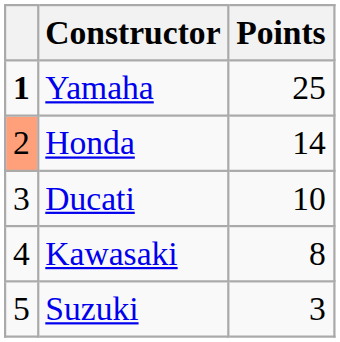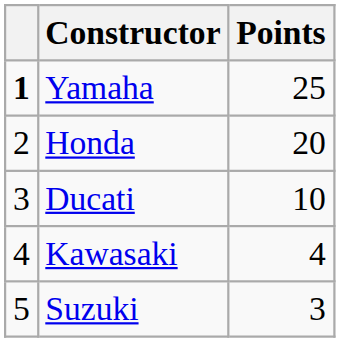(21, 143) lightsalmon background -> (21, 143) no background
(309, 143) 14 -> (309, 143) 20
(317, 253) 8 -> (317, 253) 4
